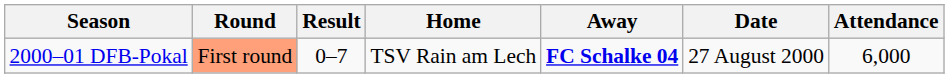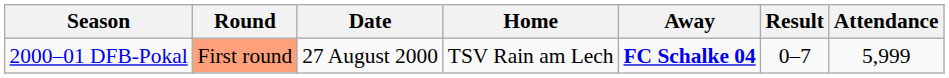columns swapped: (756, 21) <-> (331, 21)
(886, 55) 6,000 -> (886, 55) 5,999
